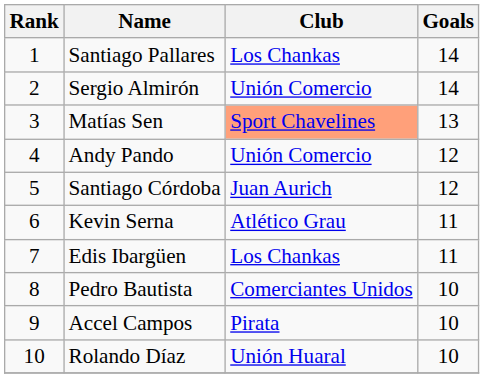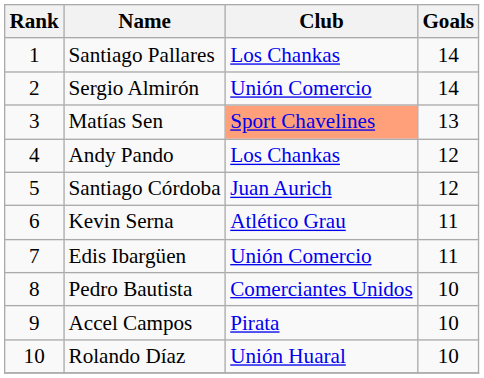(301, 155) Unión Comercio -> (285, 155) Los Chankas
(285, 255) Los Chankas -> (301, 255) Unión Comercio
